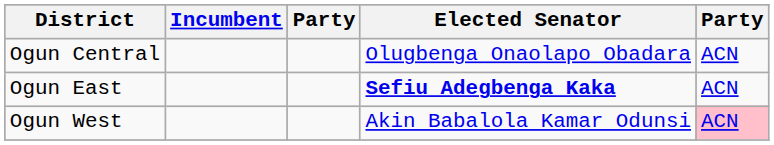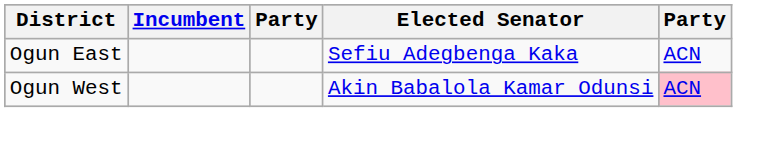- row: (85, 56)
(491, 89) bold -> (453, 56) normal
